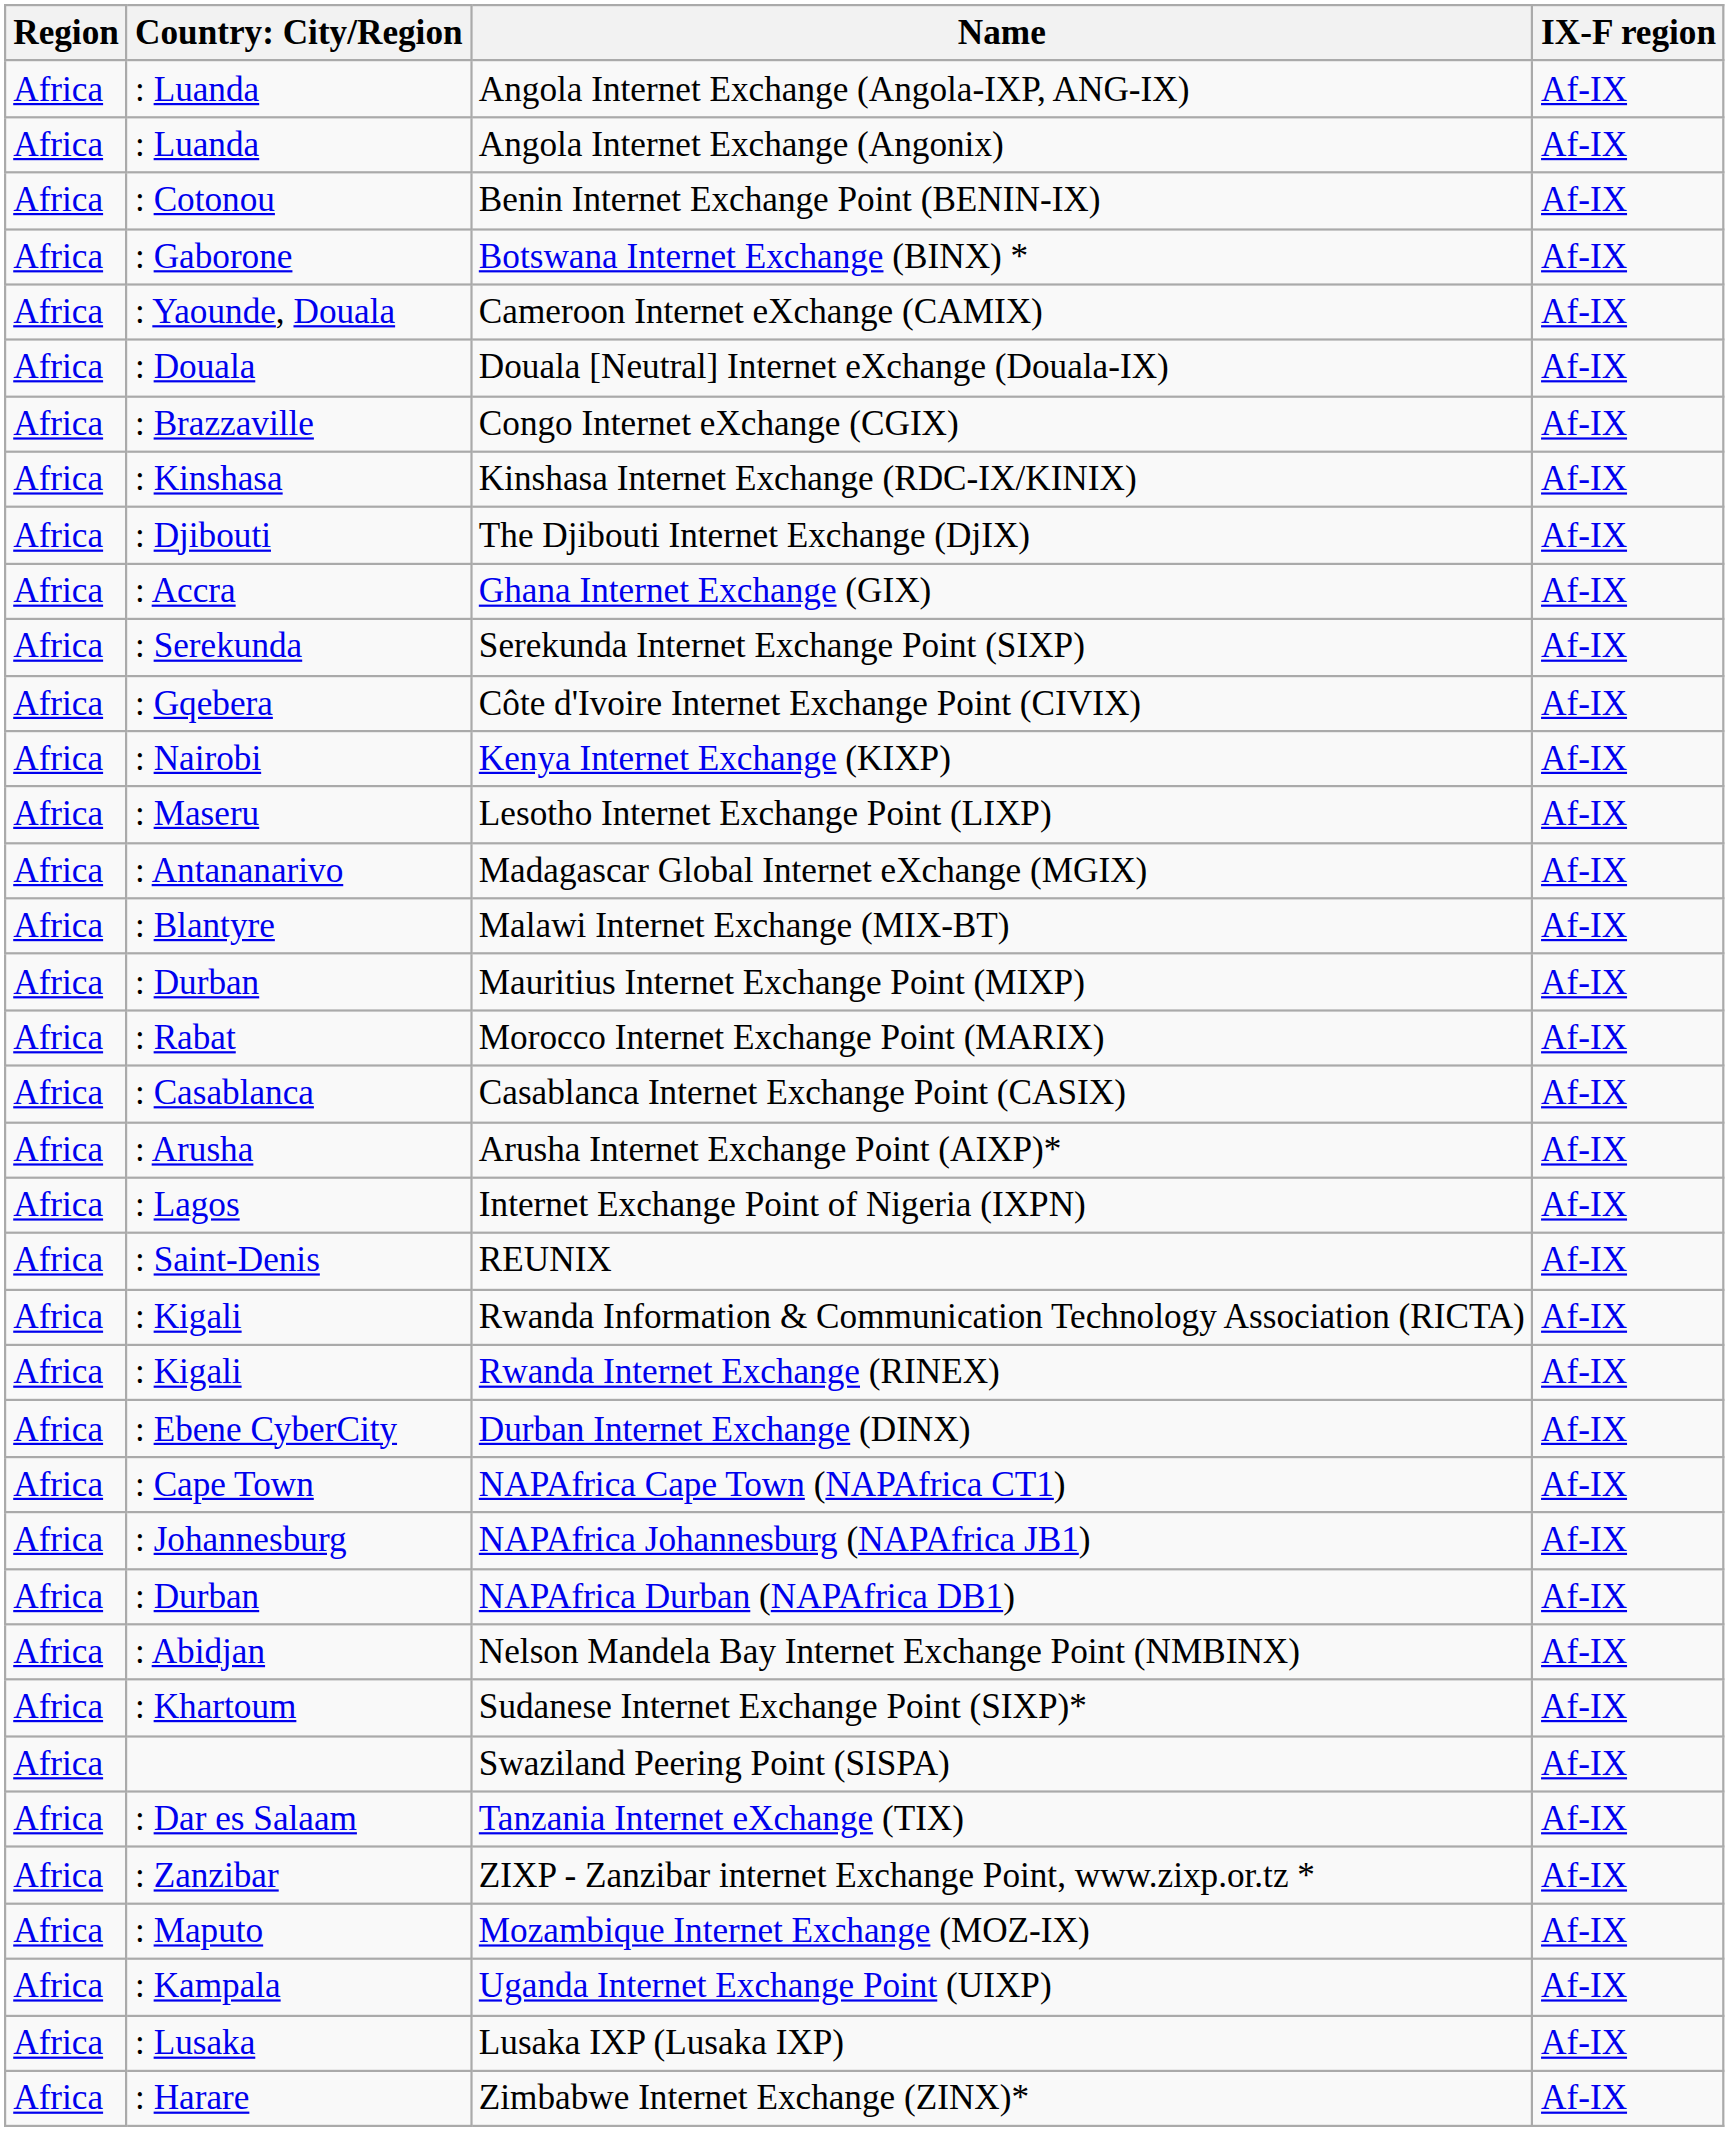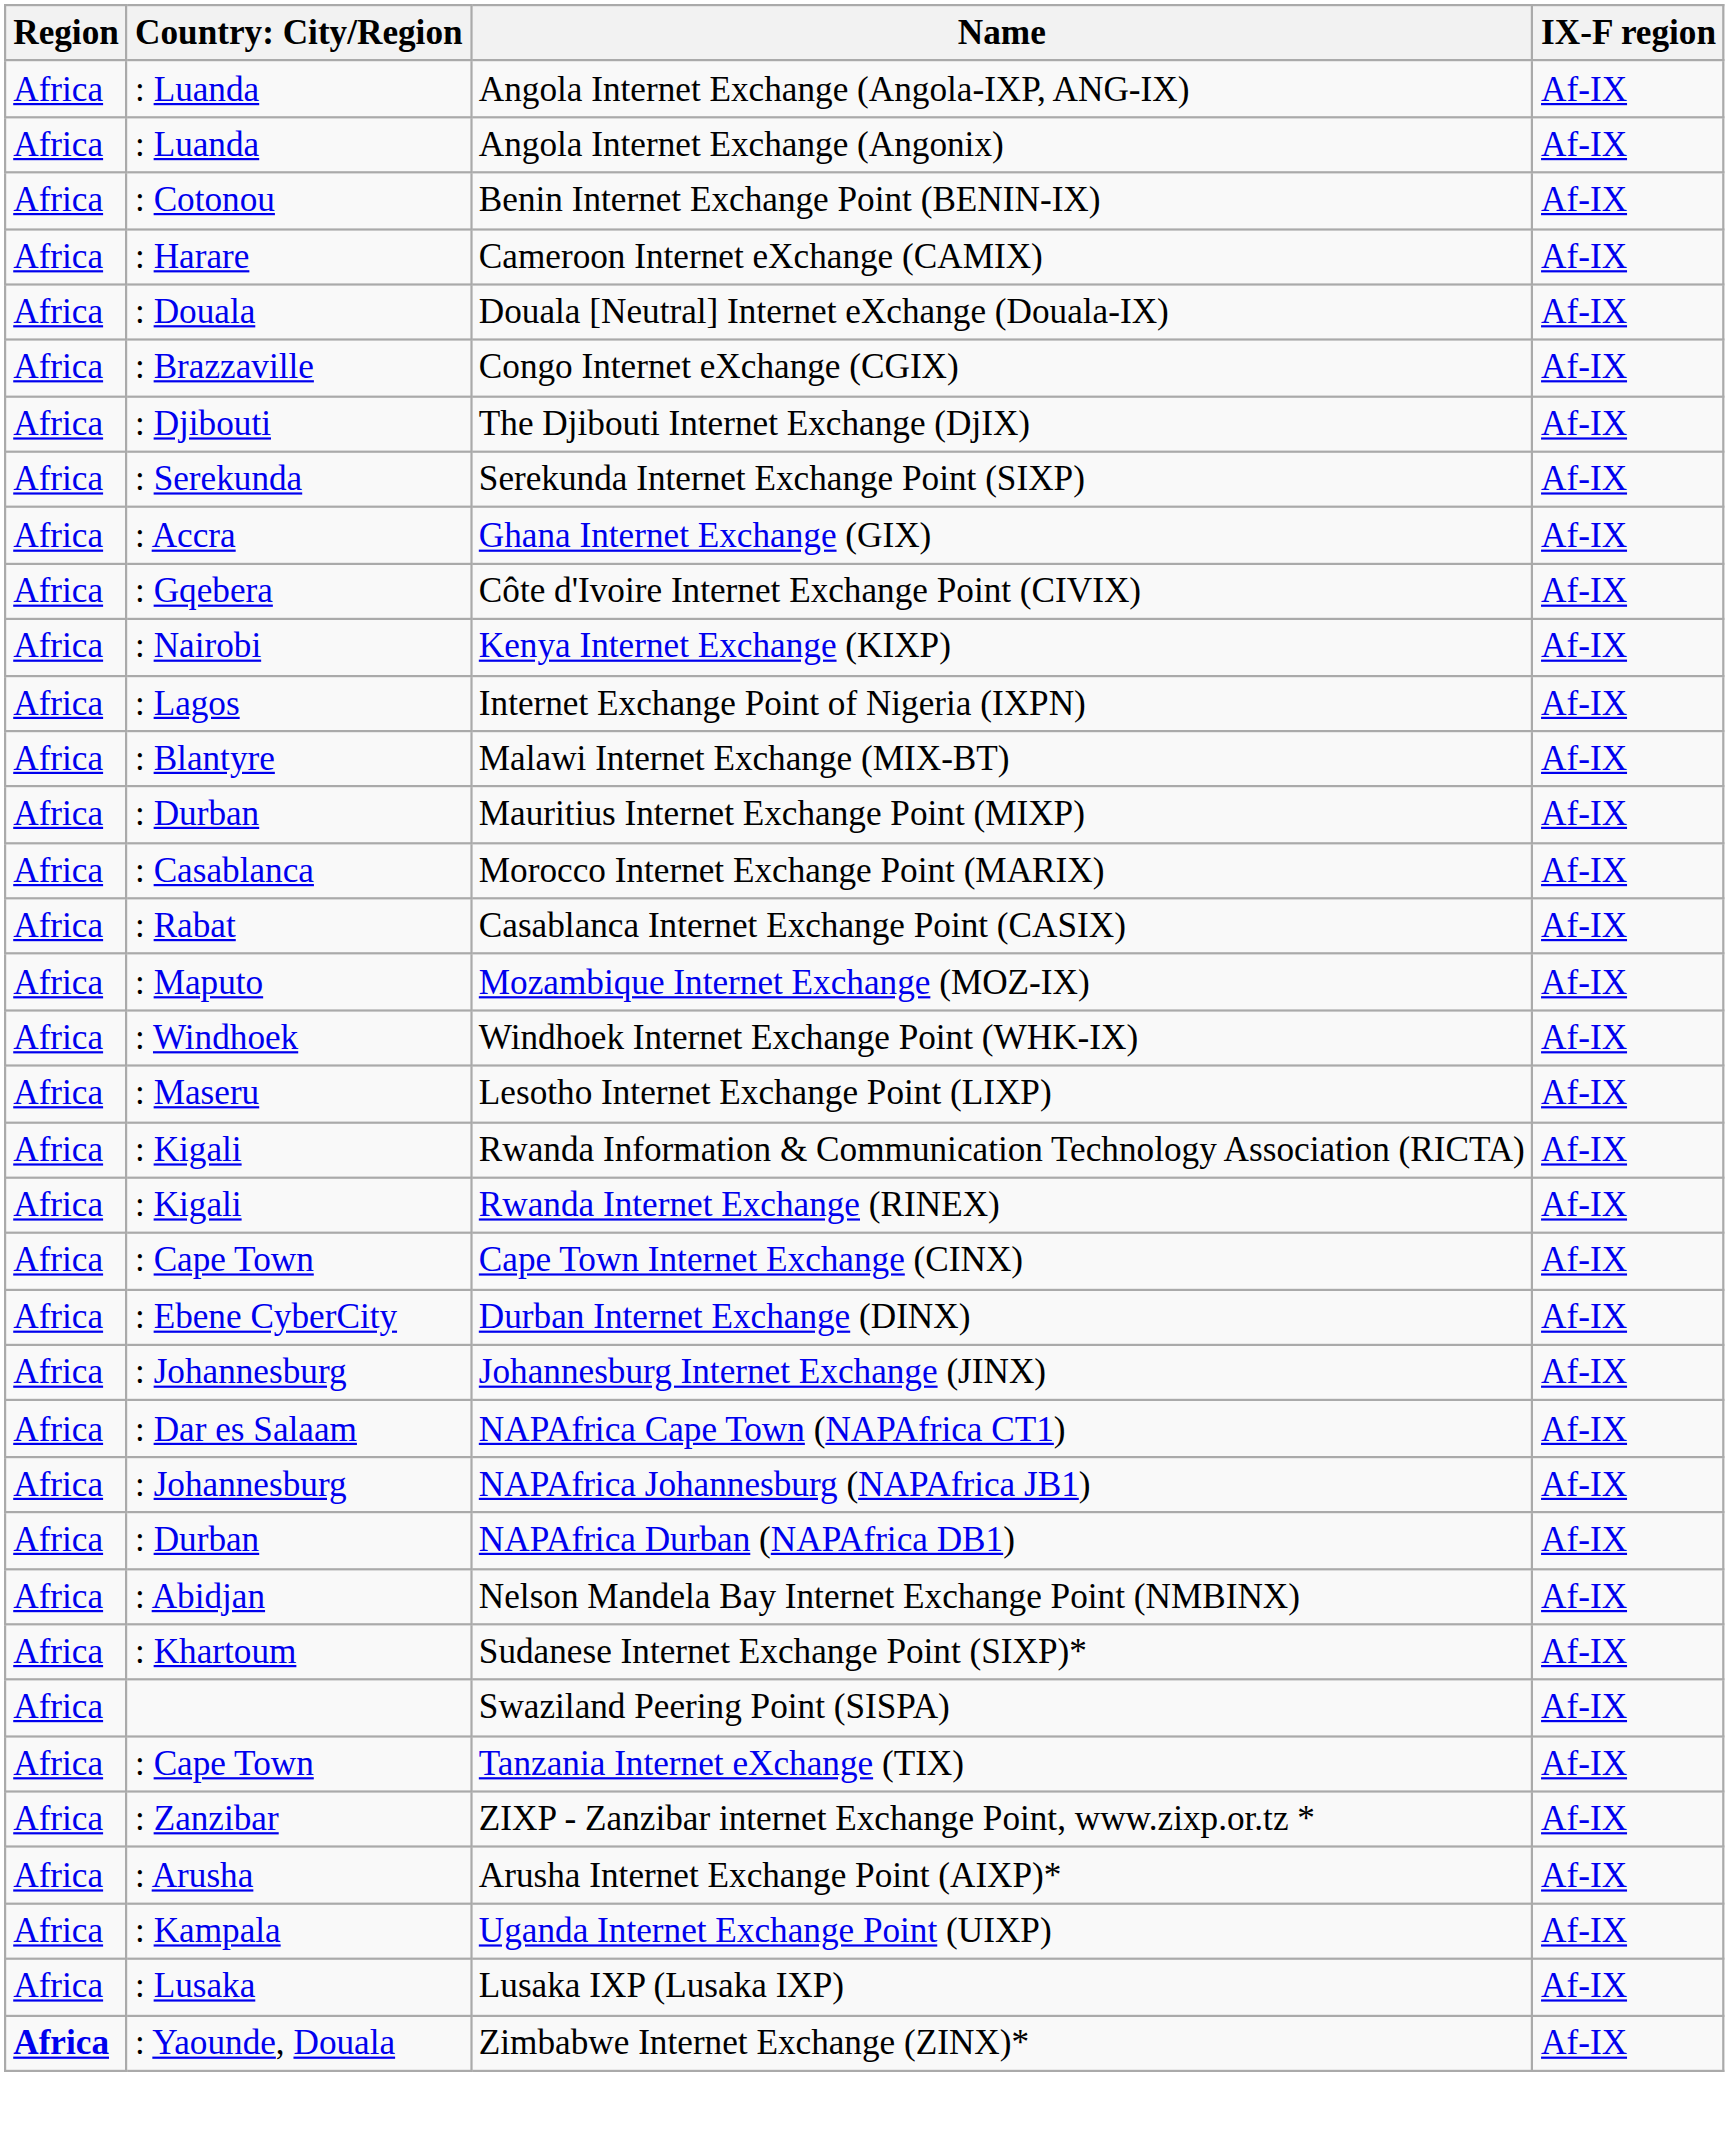- row: (753, 255)
(265, 311) : Yaounde, Douala -> (192, 255) : Harare
- row: (808, 479)
rows swapped: (782, 646) <-> (705, 590)
rows swapped: (765, 813) <-> (782, 1204)
- row: (813, 869)
(185, 1037) : Rabat -> (224, 869) : Casablanca
(224, 1093) : Casablanca -> (185, 925) : Rabat
rows swapped: (784, 1930) <-> (770, 1148)
+ row: (808, 1037)
- row: (545, 1260)
+ row: (751, 1260)
+ row: (762, 1372)
(224, 1483) : Cape Town -> (246, 1428) : Dar es Salaam
(246, 1818) : Dar es Salaam -> (224, 1762) : Cape Town
(58, 2097) normal -> (61, 2042) bold
(192, 2097) : Harare -> (265, 2042) : Yaounde, Douala
